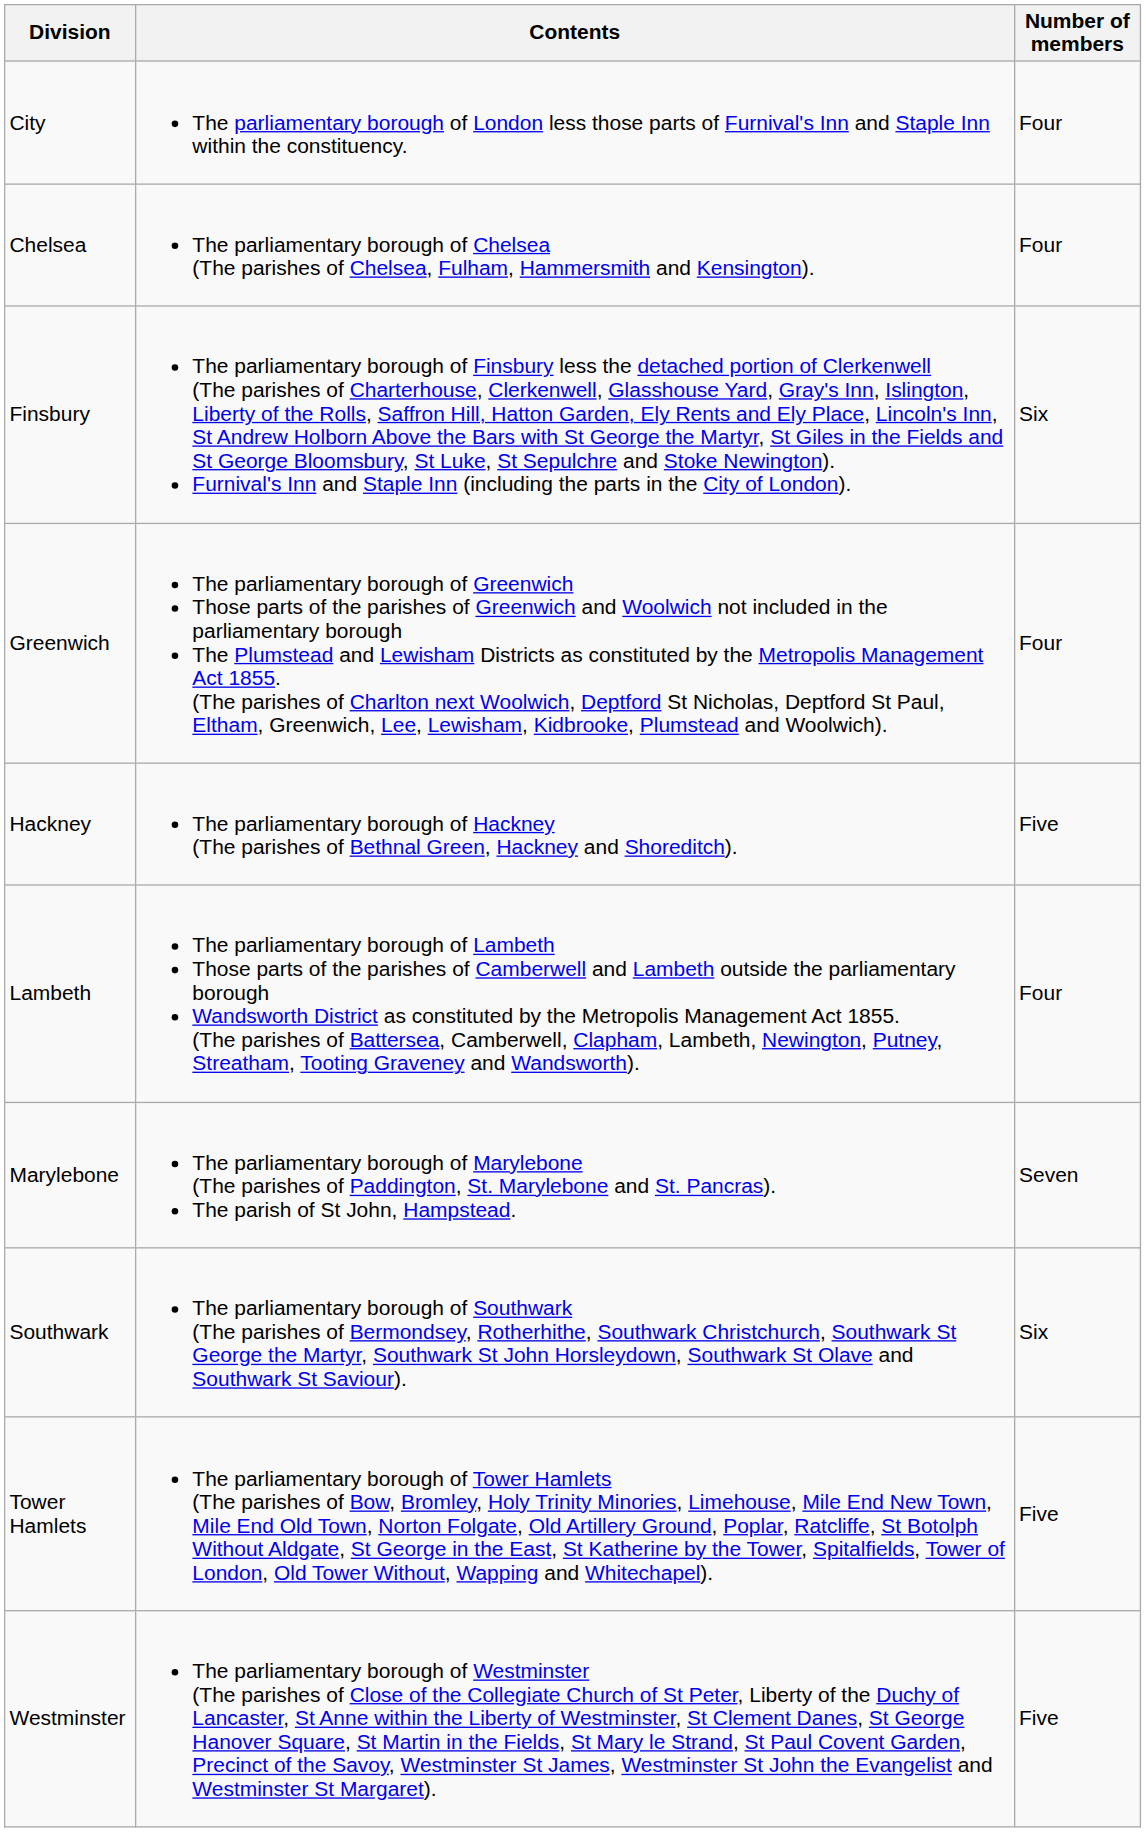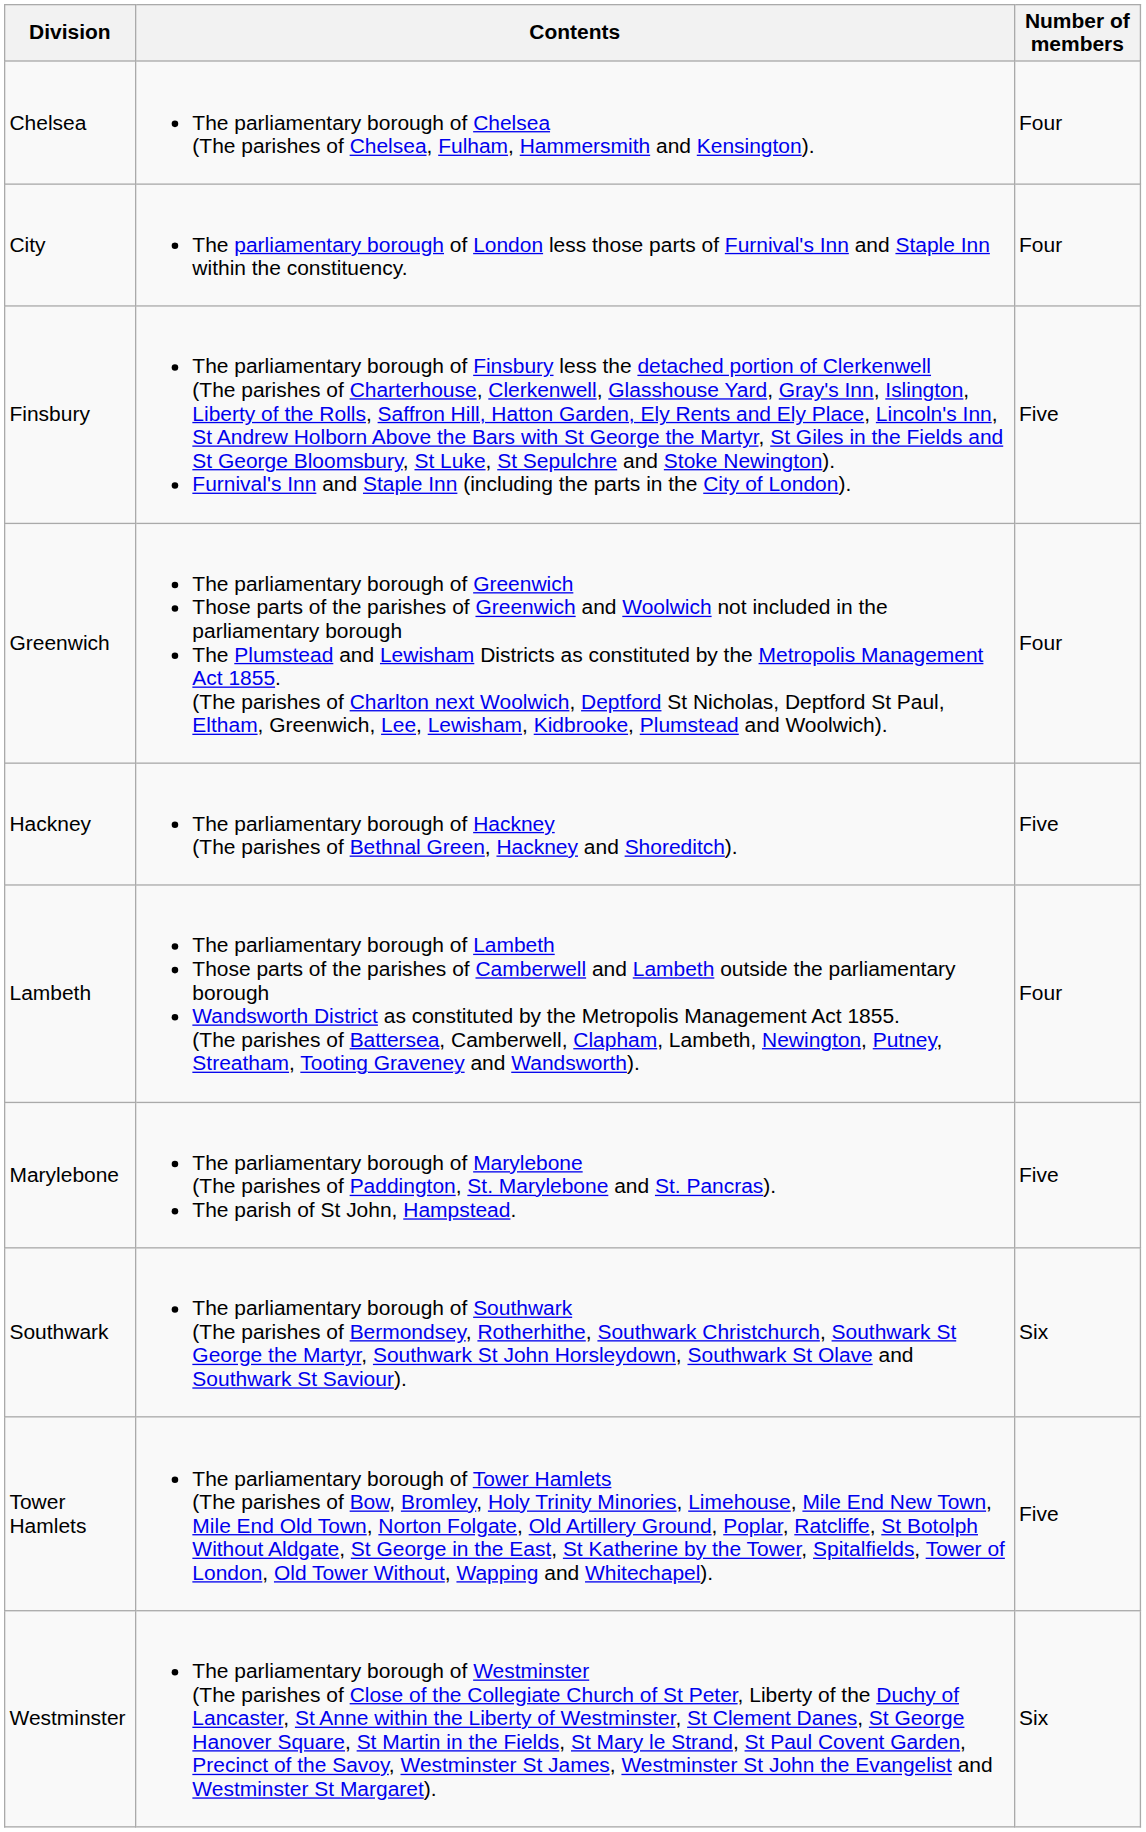rows swapped: (28, 122) <-> (48, 244)
(1034, 414) Six -> (1039, 414) Five
(1049, 1174) Seven -> (1039, 1174) Five
(1039, 1718) Five -> (1034, 1718) Six
